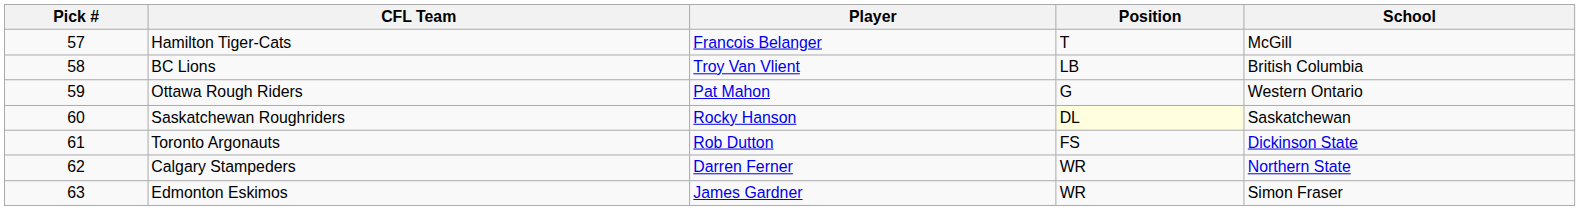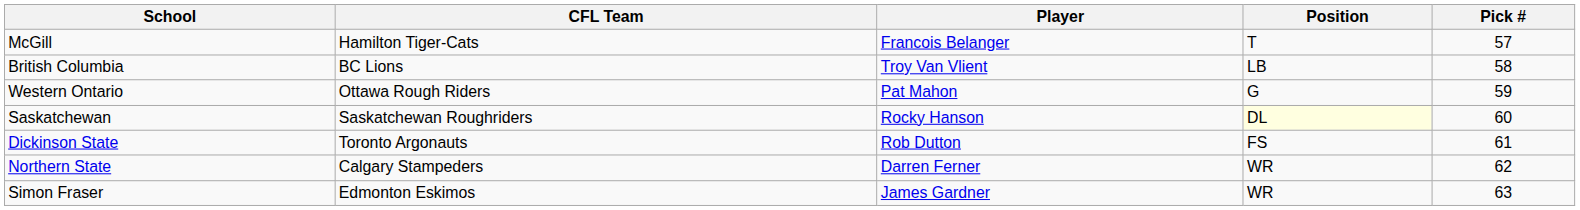columns swapped: (76, 17) <-> (1409, 17)
